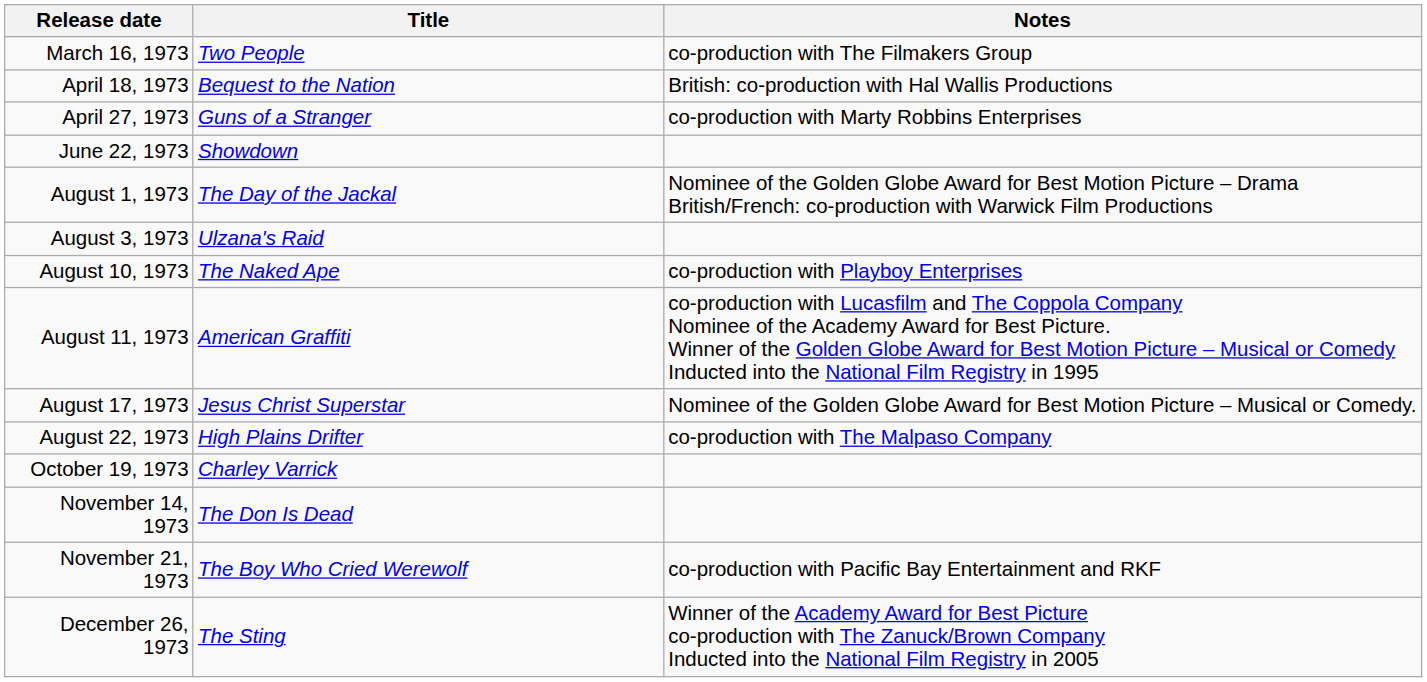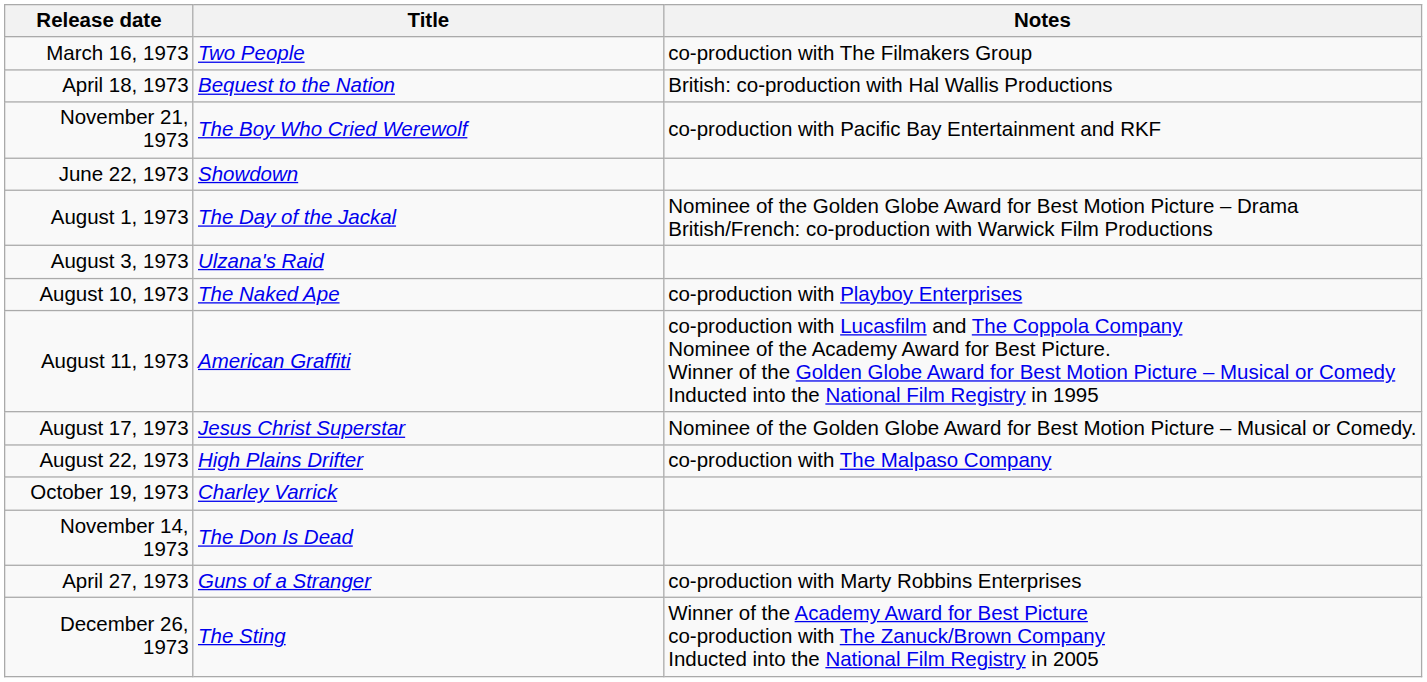rows swapped: (125, 118) <-> (124, 569)
